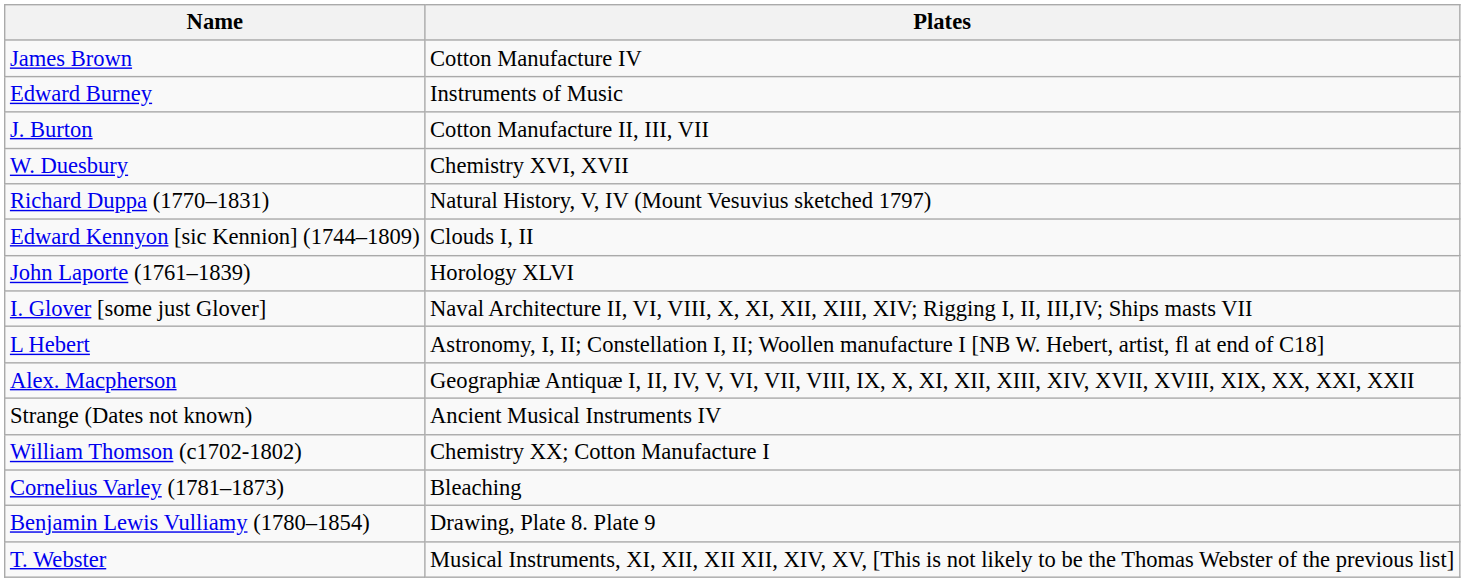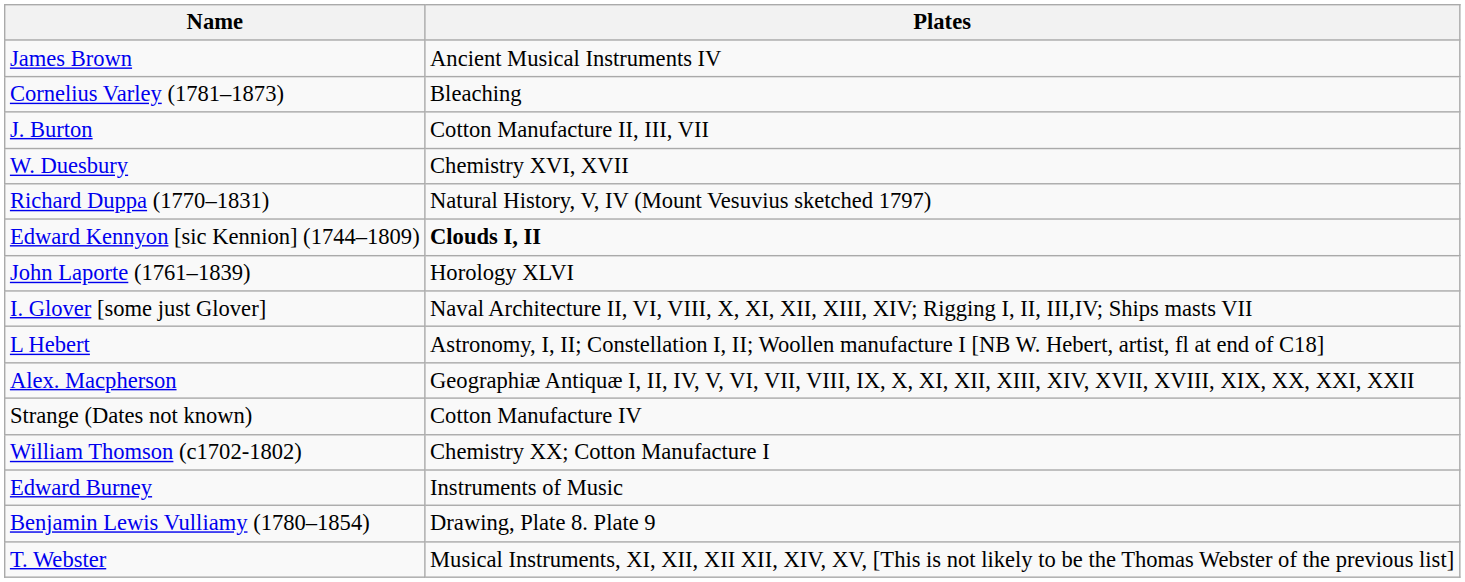(536, 58) Cotton Manufacture IV -> (576, 58) Ancient Musical Instruments IV
rows swapped: (81, 93) <-> (147, 487)
(482, 237) normal -> (486, 237) bold
(576, 415) Ancient Musical Instruments IV -> (536, 415) Cotton Manufacture IV
